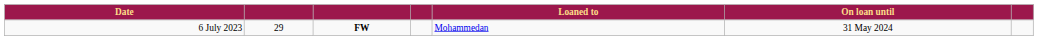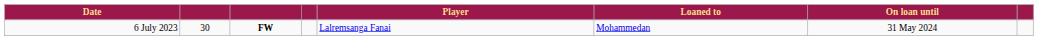+ column: (456, 12)
(279, 28) 29 -> (205, 28) 30
